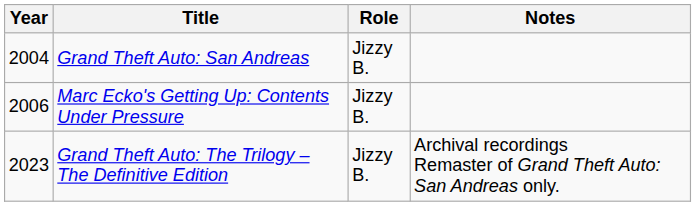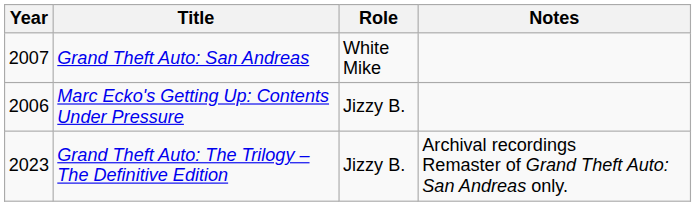(29, 57) 2004 -> (29, 57) 2007
(372, 57) Jizzy B. -> (366, 57) White Mike
